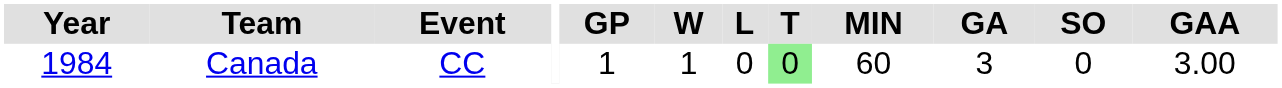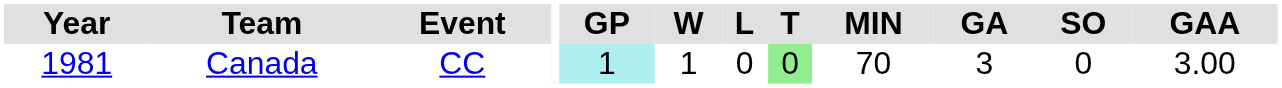(77, 63) 1984 -> (77, 63) 1981
(607, 63) no background -> (607, 63) paleturquoise background
(873, 63) 60 -> (873, 63) 70
